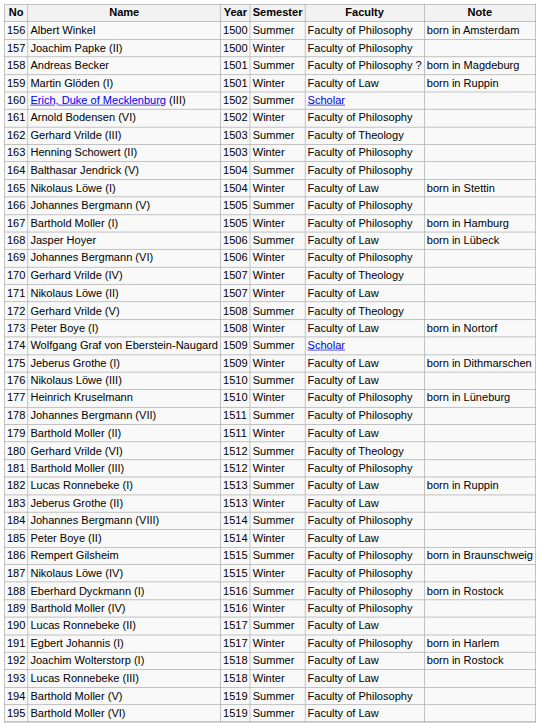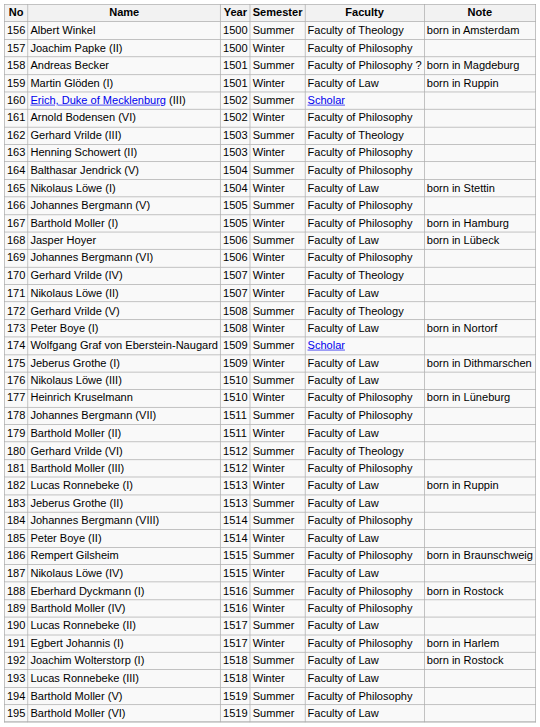(360, 30) Faculty of Philosophy -> (356, 30) Faculty of Theology
(274, 485) Summer -> (269, 485) Winter
(269, 503) Winter -> (274, 503) Summer
(360, 573) Faculty of Philosophy -> (343, 573) Faculty of Law
